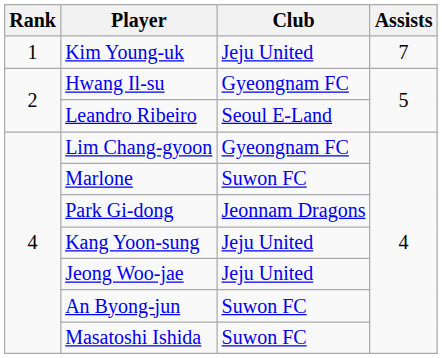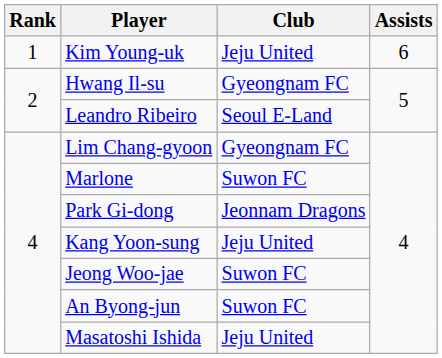(404, 52) 7 -> (404, 52) 6
(267, 274) Jeju United -> (264, 274) Suwon FC
(264, 337) Suwon FC -> (267, 337) Jeju United
